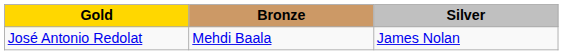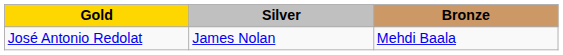columns swapped: (466, 15) <-> (281, 15)
